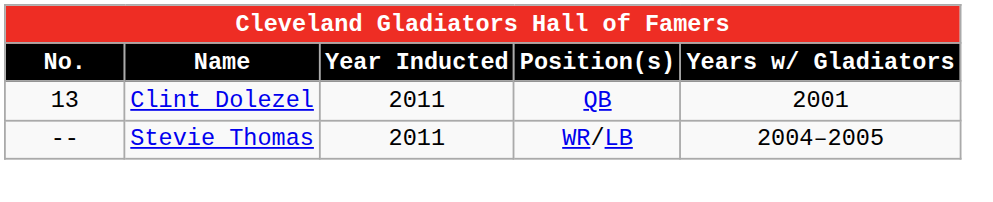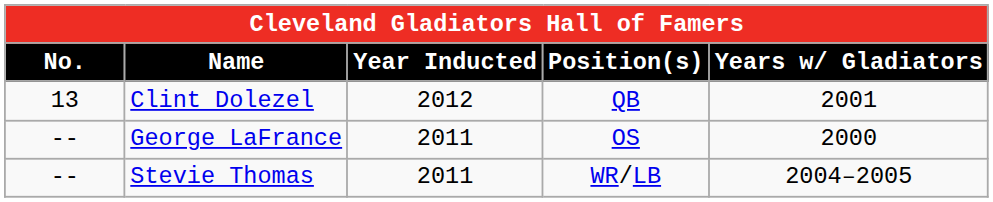(417, 101) 2011 -> (445, 101) 2012
+ row: (236, 139)
